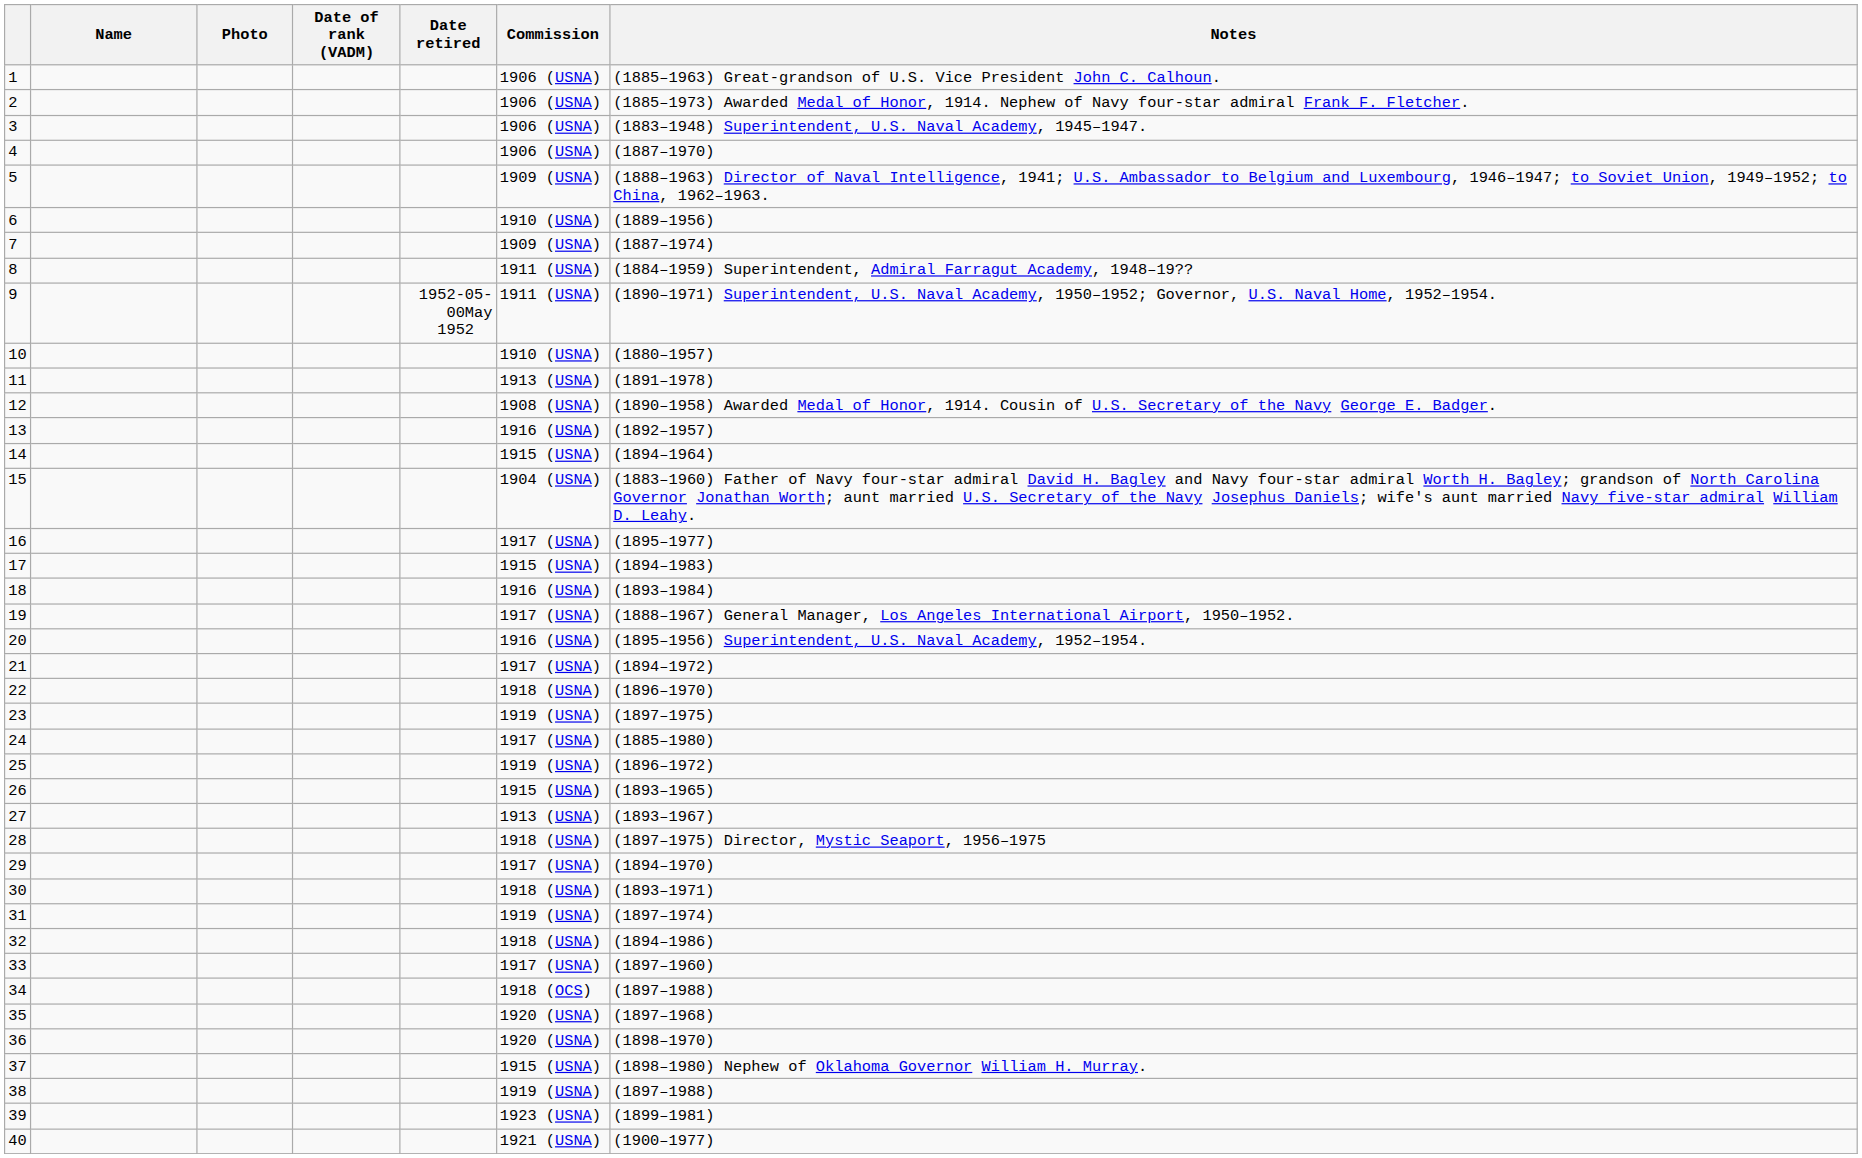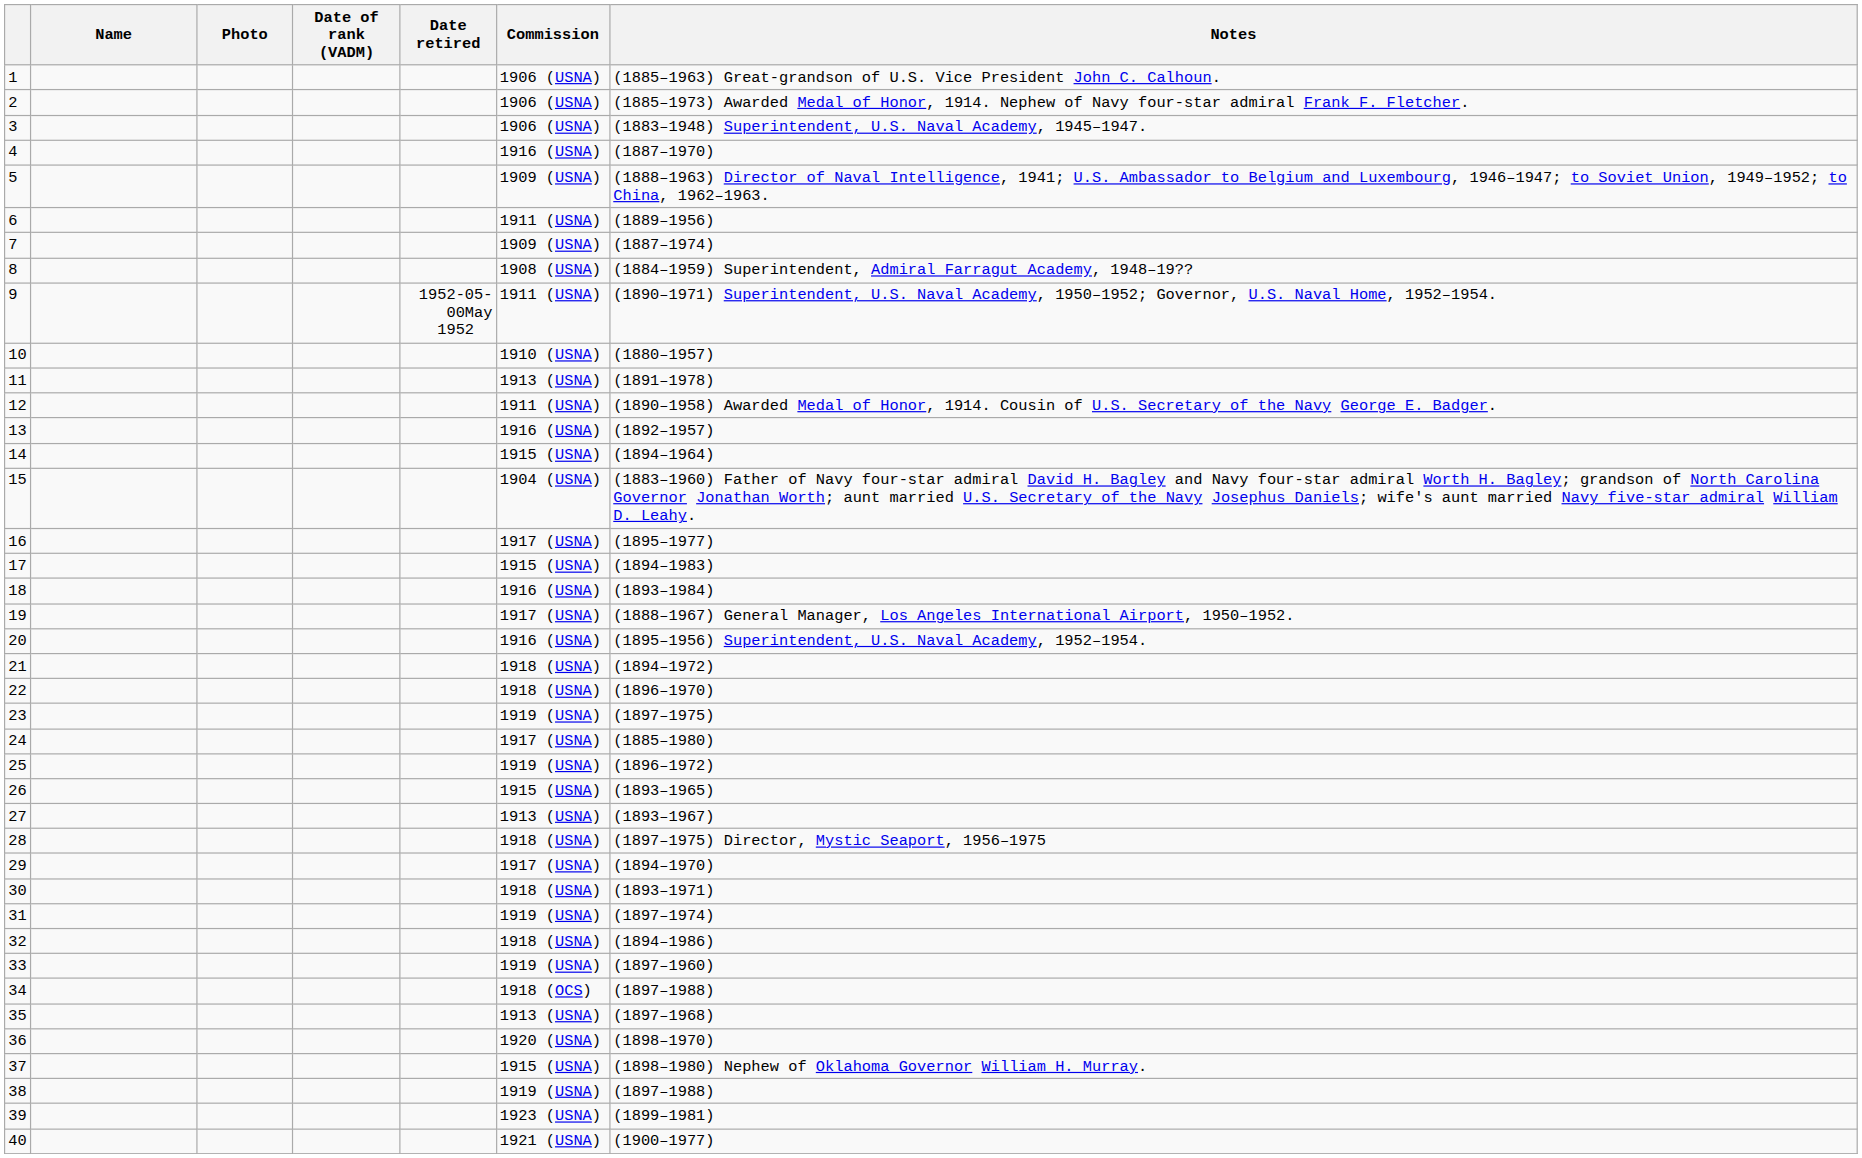(550, 152) 1906 (USNA) -> (550, 152) 1916 (USNA)
(550, 220) 1910 (USNA) -> (550, 220) 1911 (USNA)
(550, 270) 1911 (USNA) -> (550, 270) 1908 (USNA)
(550, 406) 1908 (USNA) -> (550, 406) 1911 (USNA)
(550, 666) 1917 (USNA) -> (550, 666) 1918 (USNA)
(550, 966) 1917 (USNA) -> (550, 966) 1919 (USNA)
(550, 1016) 1920 (USNA) -> (550, 1016) 1913 (USNA)
